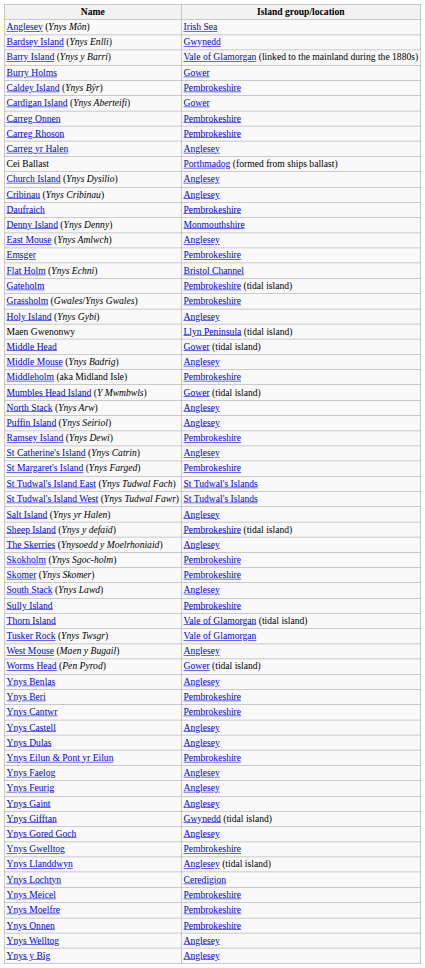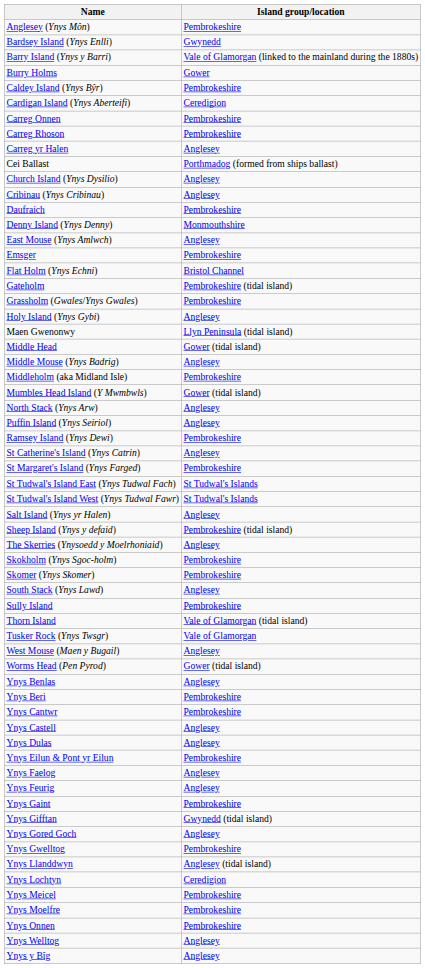(200, 27) Irish Sea -> (212, 27) Pembrokeshire
(197, 103) Gower -> (205, 103) Ceredigion
(202, 803) Anglesey -> (212, 803) Pembrokeshire
